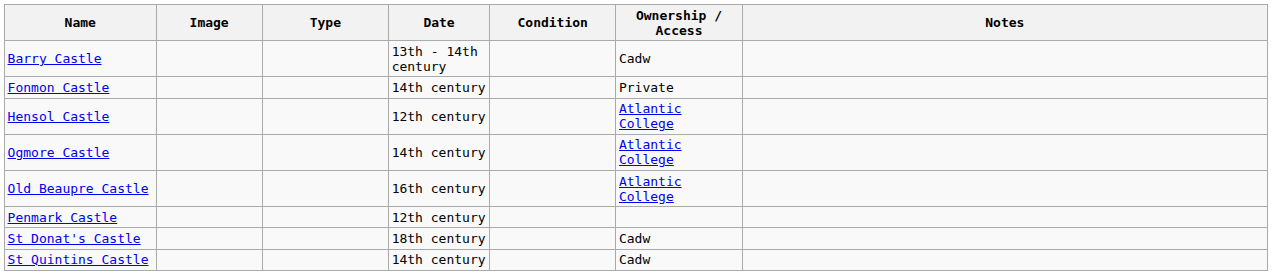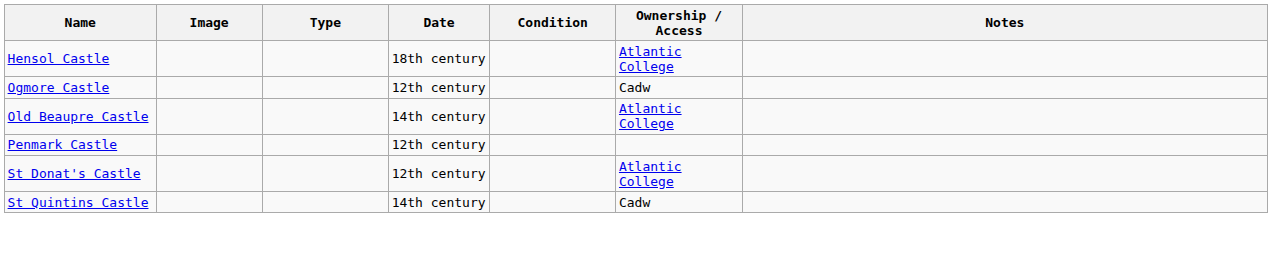- row: (55, 59)
- row: (58, 87)
(439, 116) 12th century -> (439, 59) 18th century
(439, 152) 14th century -> (439, 87) 12th century
(650, 152) Atlantic College -> (635, 87) Cadw
(439, 189) 16th century -> (439, 116) 14th century
(439, 238) 18th century -> (439, 174) 12th century
(635, 238) Cadw -> (650, 174) Atlantic College
